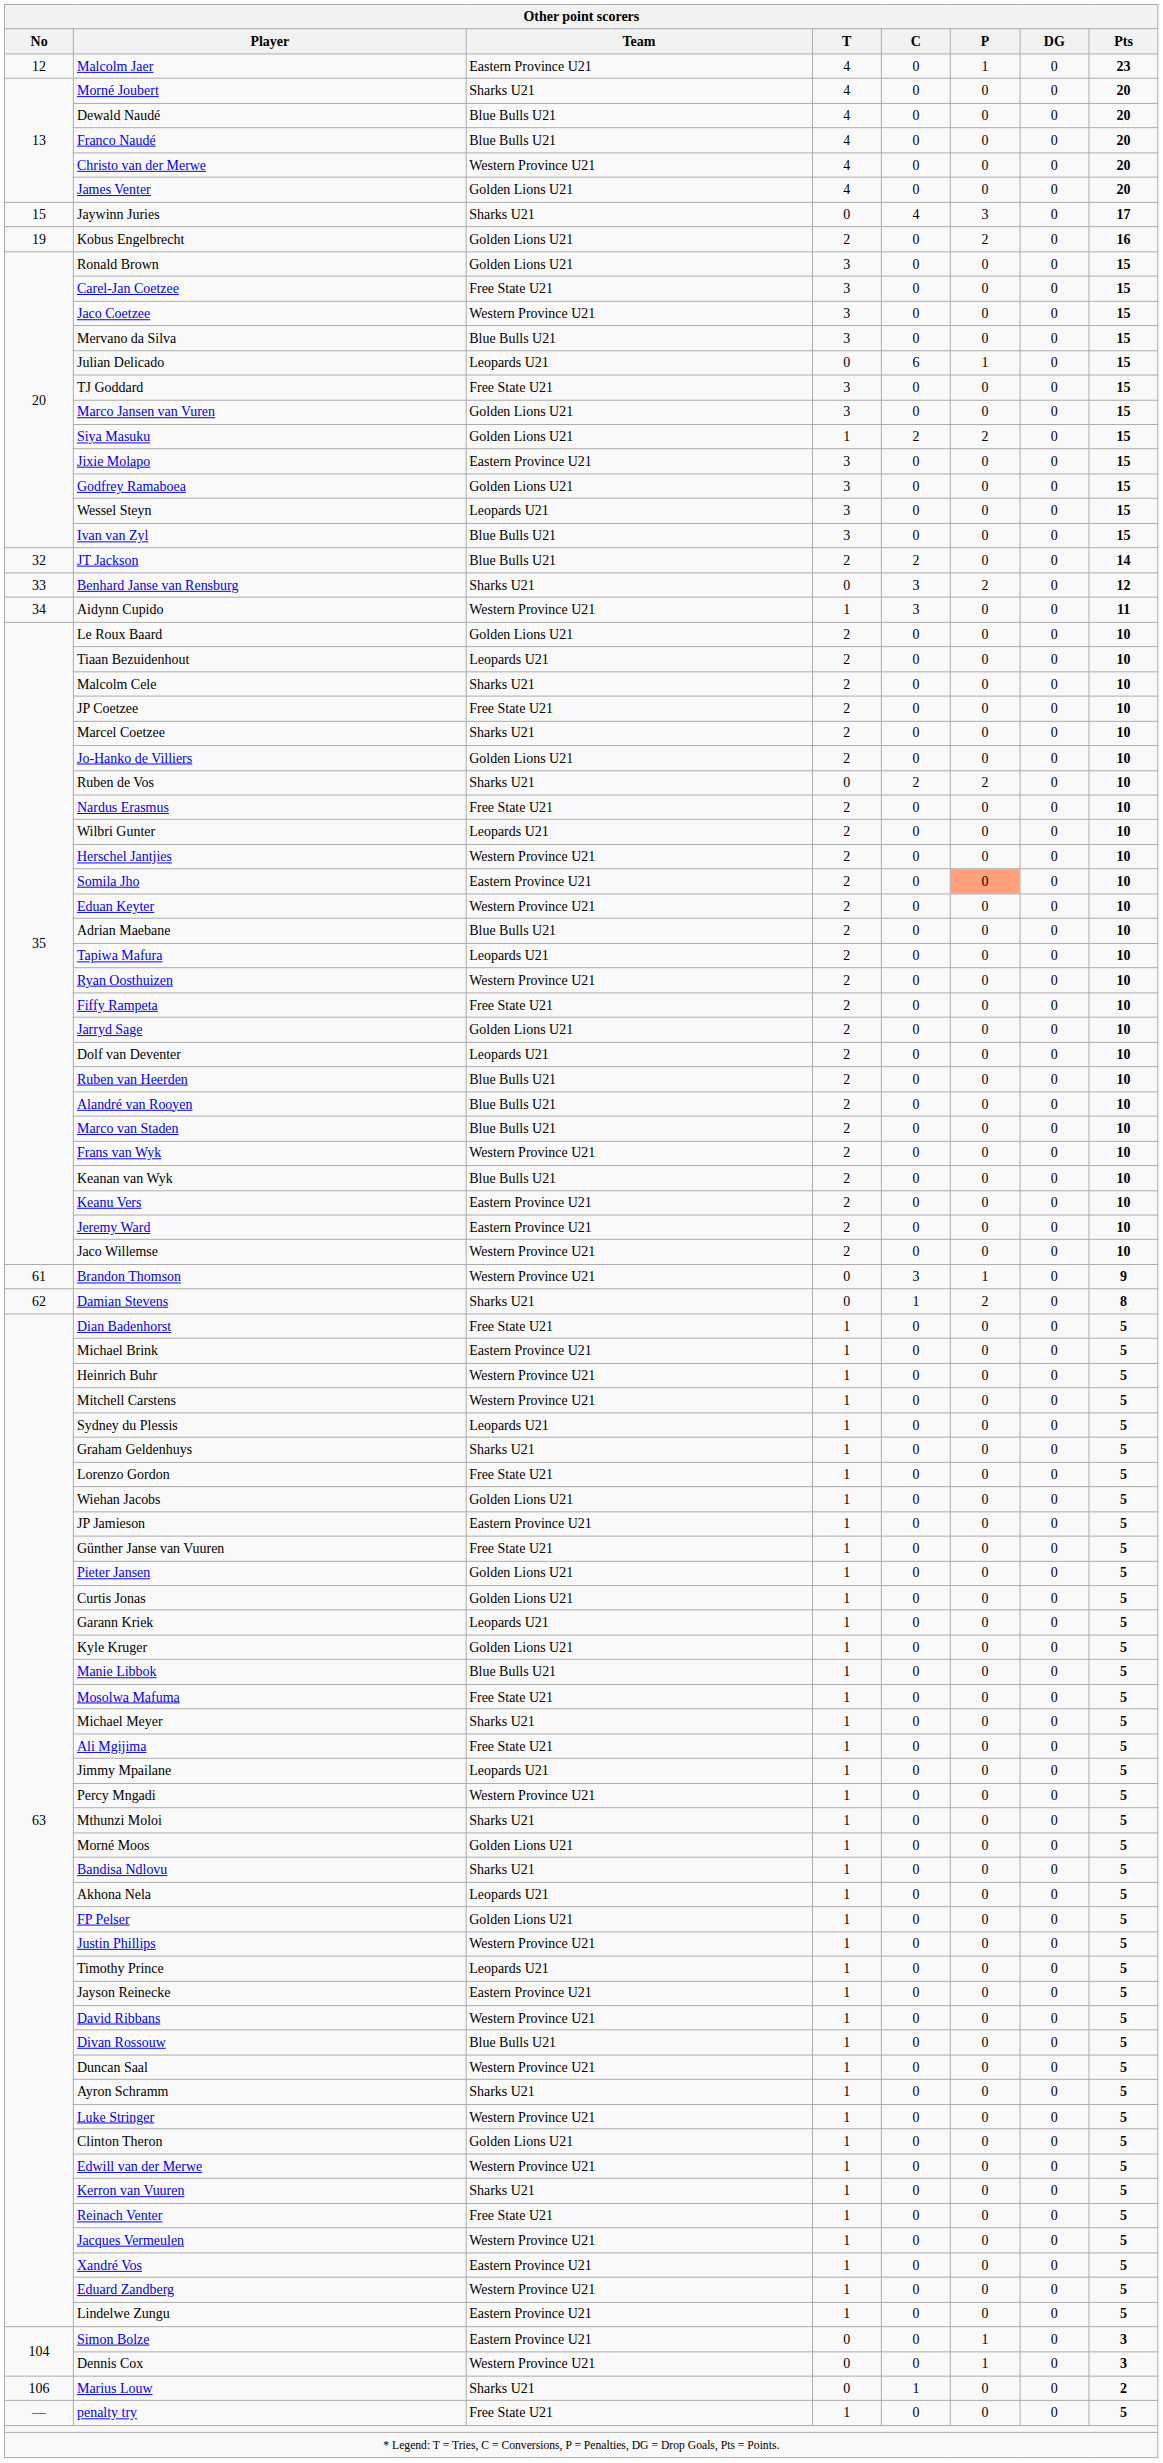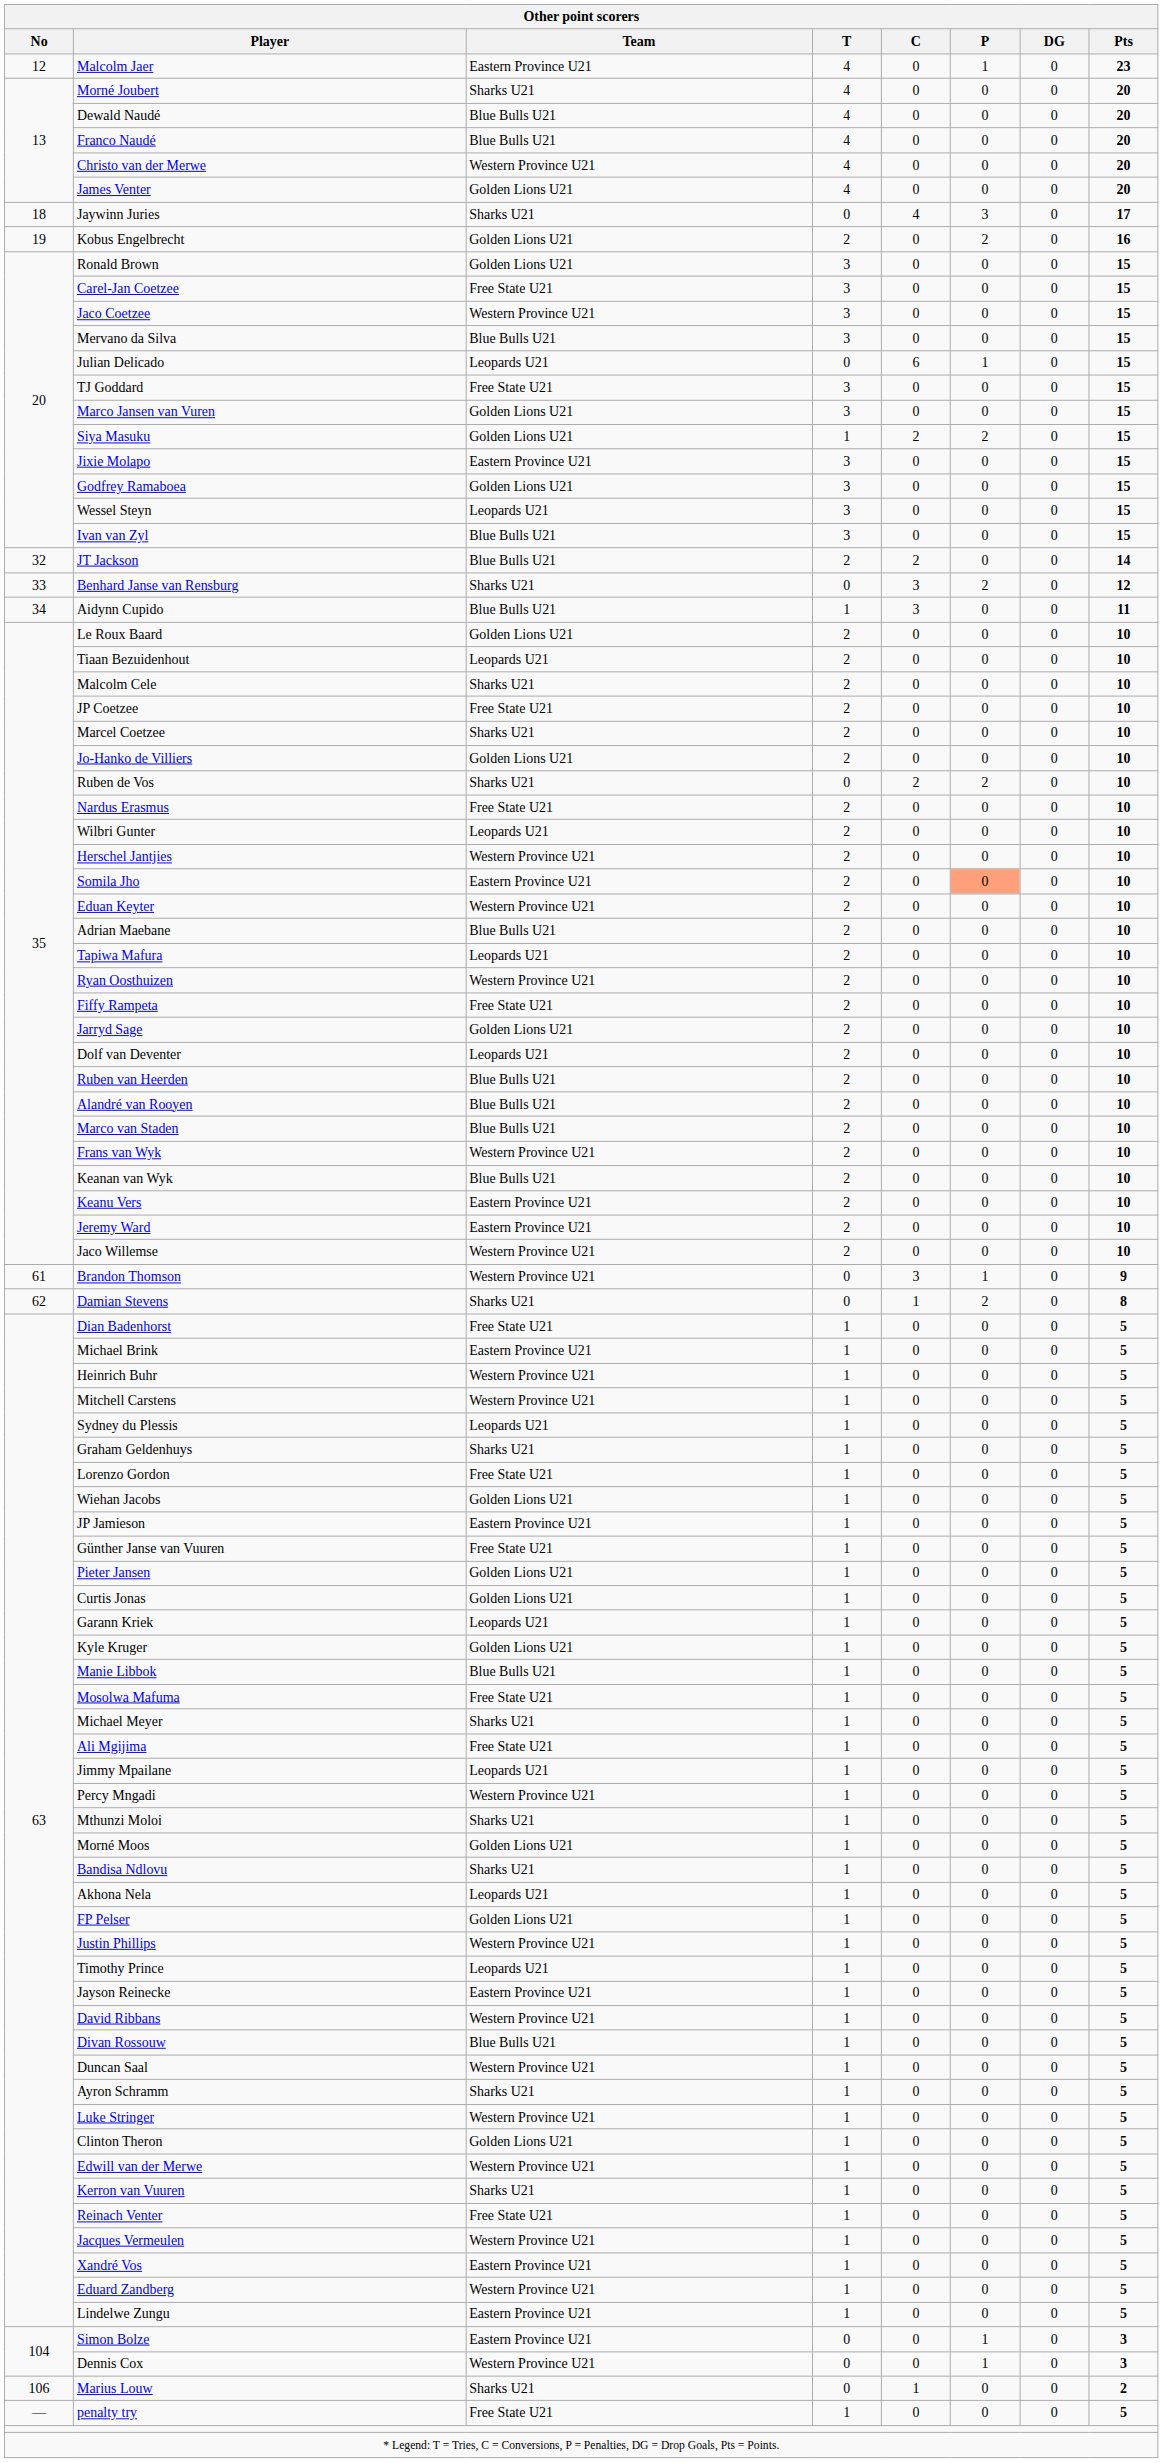(39, 215) 15 -> (39, 215) 18
(532, 610) Western Province U21 -> (513, 610) Blue Bulls U21
